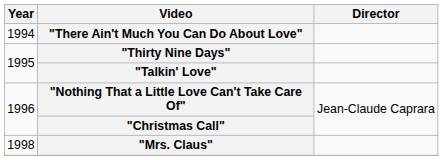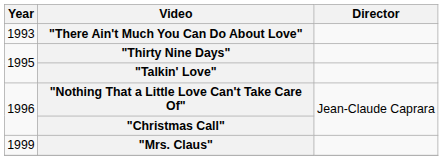(21, 33) 1994 -> (21, 33) 1993
(21, 145) 1998 -> (21, 145) 1999
